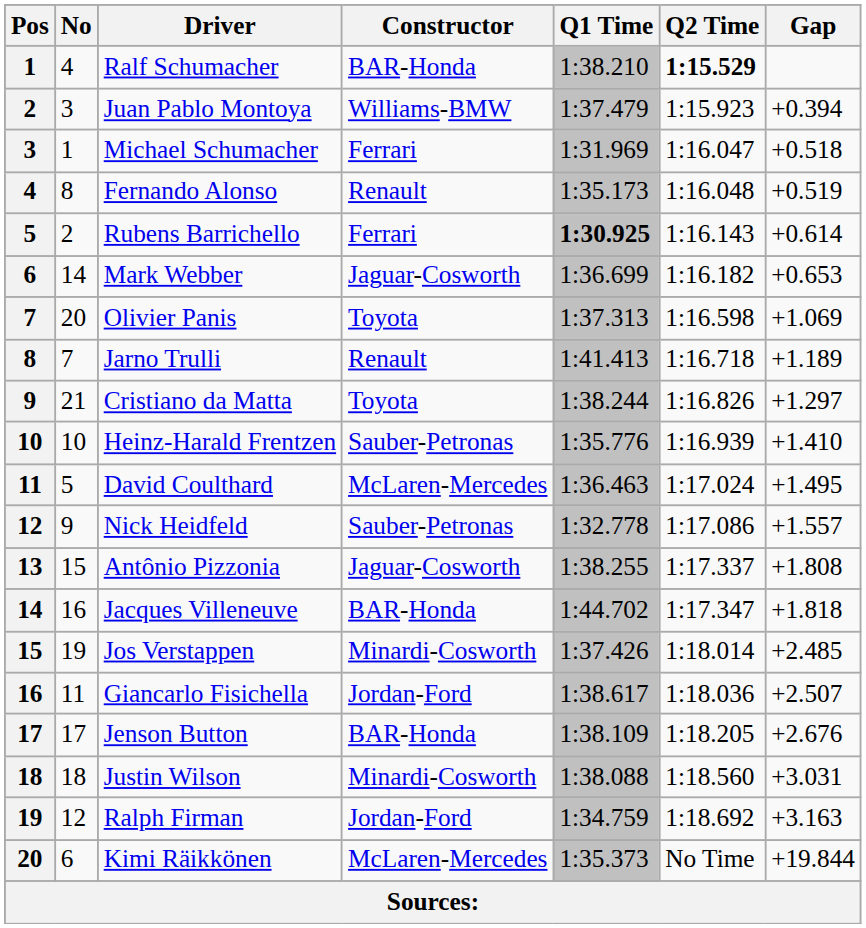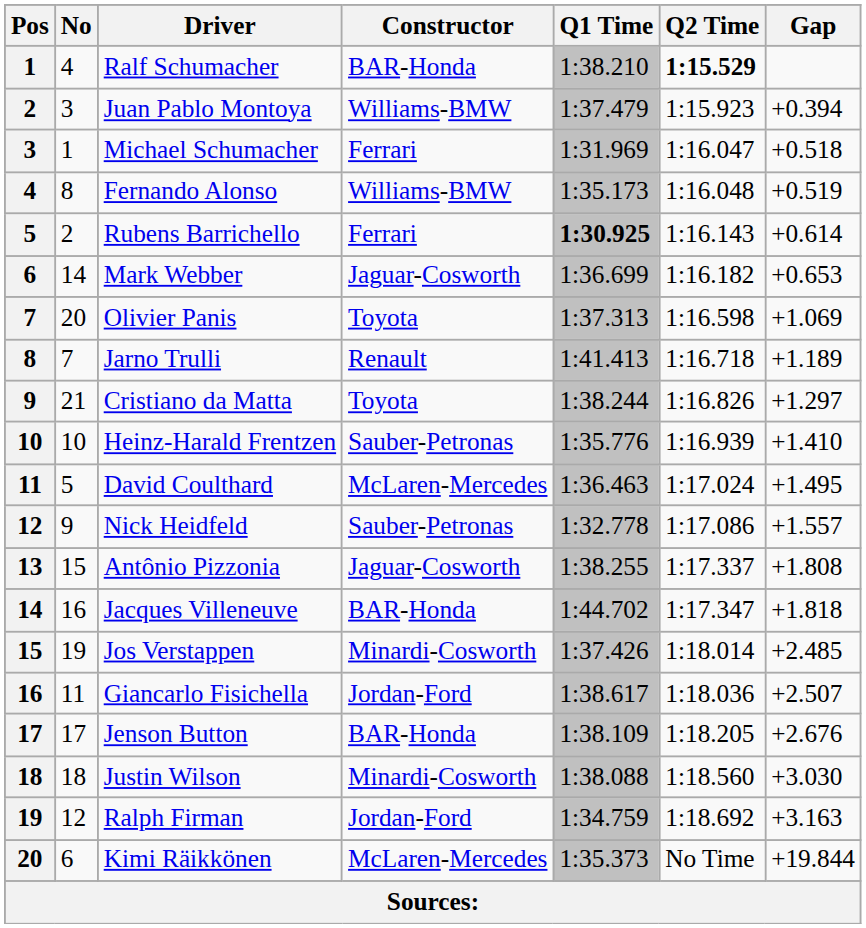(387, 191) Renault -> (430, 191) Williams-BMW
(807, 776) +3.031 -> (807, 776) +3.030
